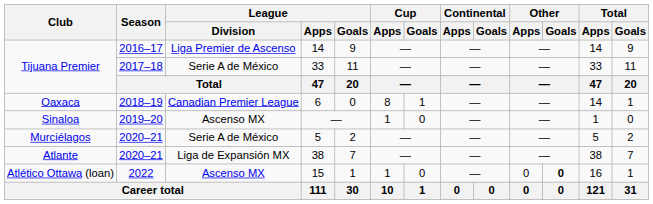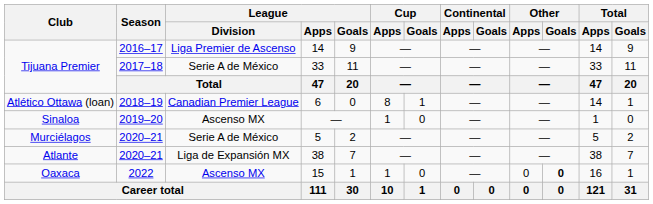(60, 102) Oaxaca -> (60, 102) Atlético Ottawa (loan)
(60, 173) Atlético Ottawa (loan) -> (60, 173) Oaxaca
